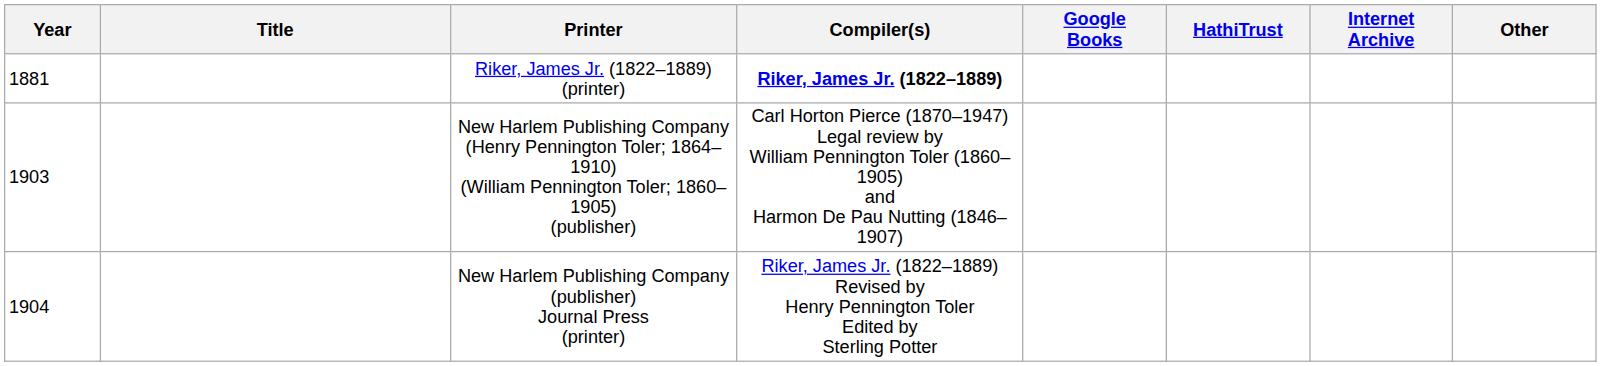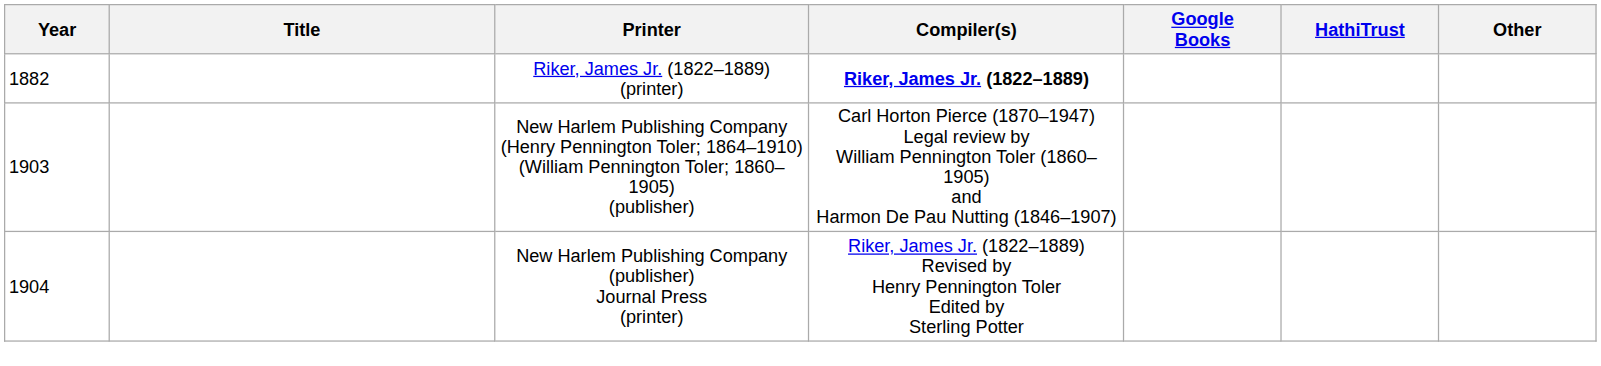- column: (1381, 29)
(29, 78) 1881 -> (29, 78) 1882
